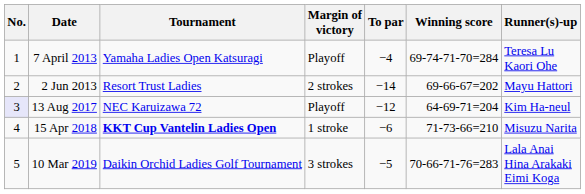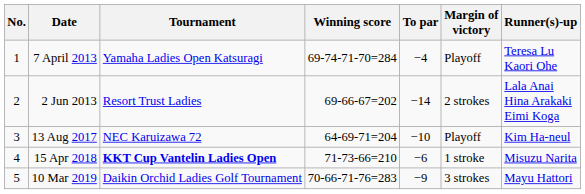columns swapped: (454, 22) <-> (335, 22)
(538, 86) Mayu Hattori -> (538, 101) Lala Anai Hina Arakaki Eimi Koga
(17, 107) lavender background -> (17, 137) no background
(386, 107) −12 -> (420, 137) −10
(386, 163) −5 -> (420, 178) −9
(538, 163) Lala Anai Hina Arakaki Eimi Koga -> (538, 178) Mayu Hattori
